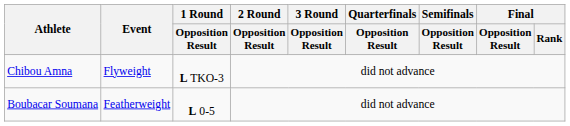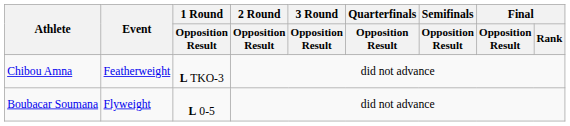(127, 71) Flyweight -> (137, 71) Featherweight
(137, 104) Featherweight -> (127, 104) Flyweight
